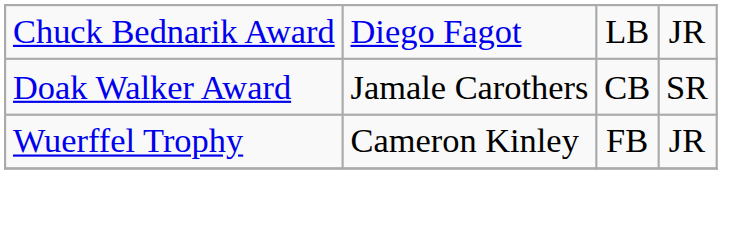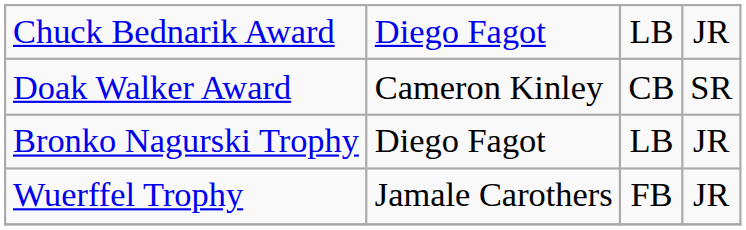(469, 86) Jamale Carothers -> (489, 86) Cameron Kinley
+ row: (186, 140)
(465, 140) Cameron Kinley -> (494, 195) Jamale Carothers
